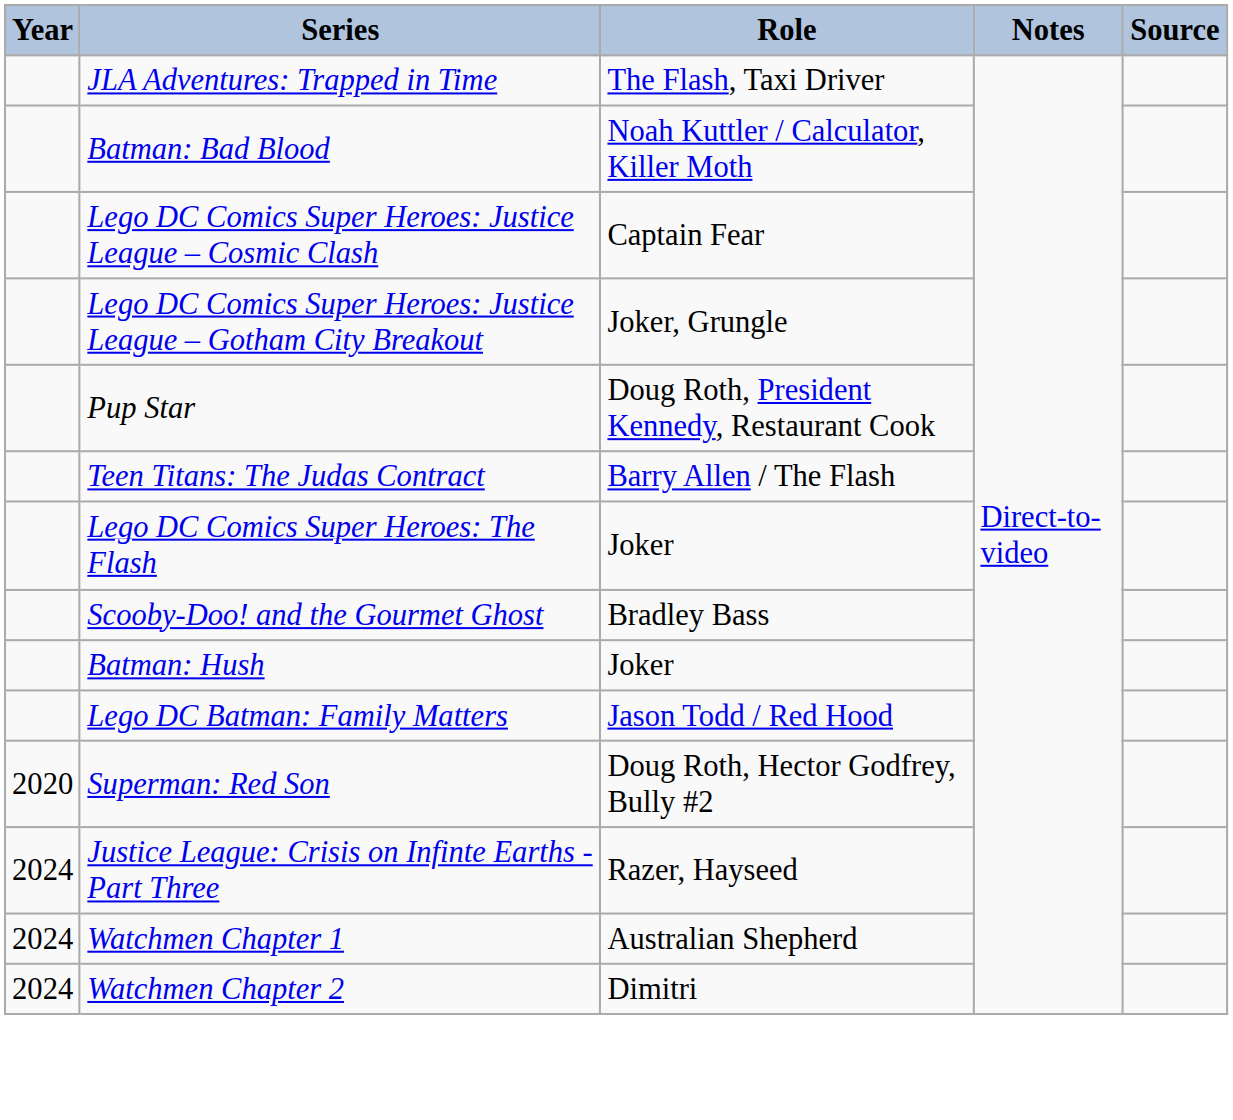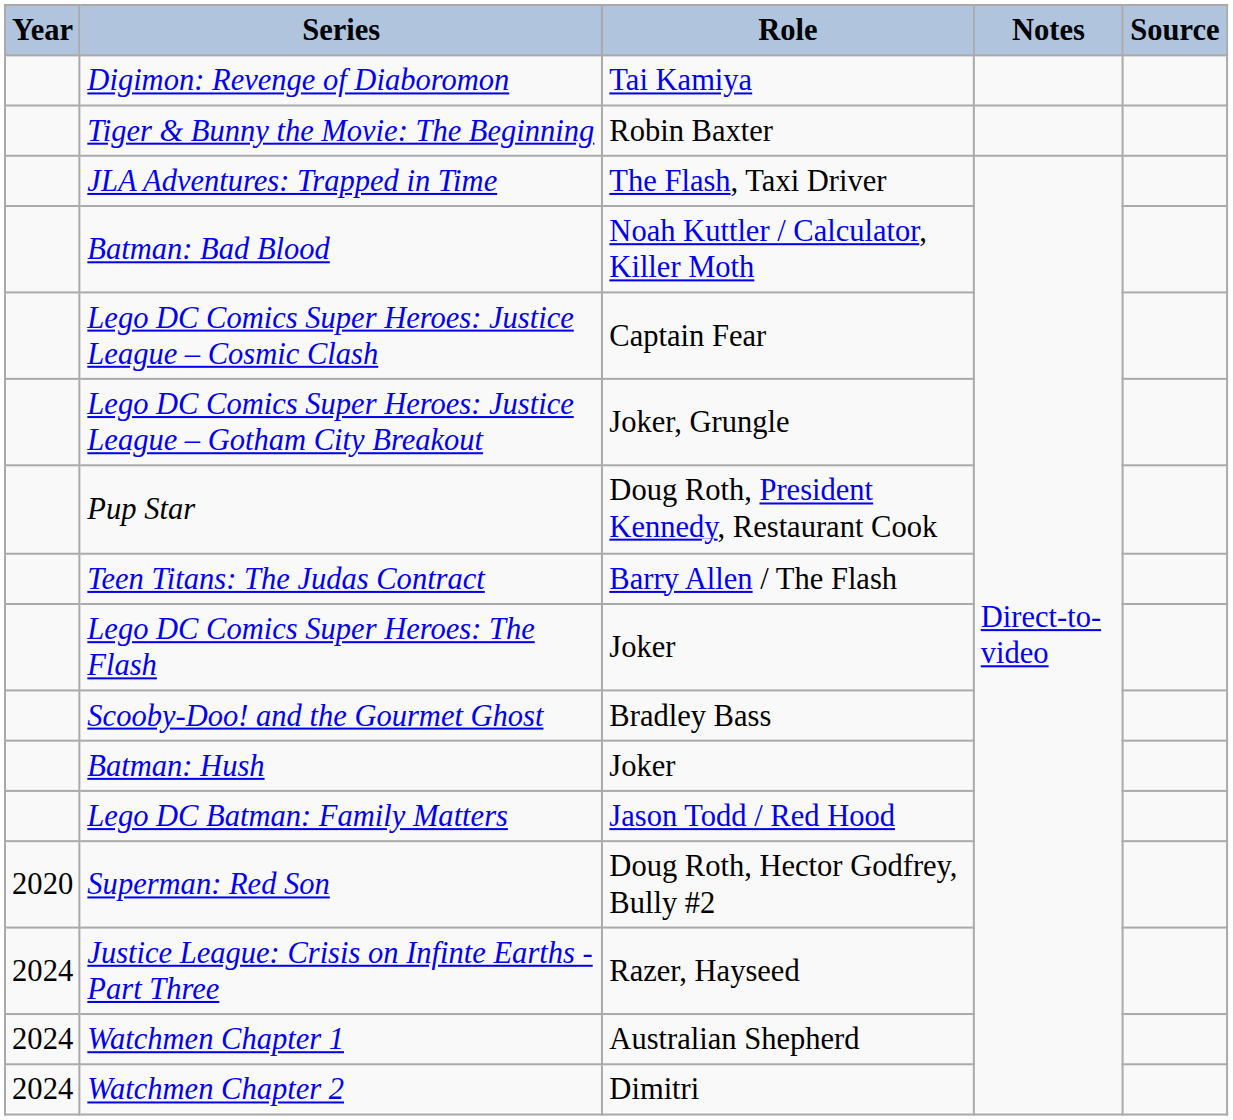+ row: (298, 80)
+ row: (341, 130)
